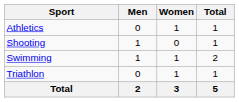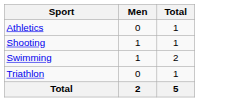- column: (176, 12)
